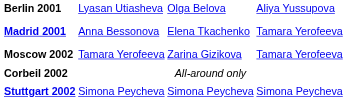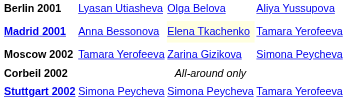(209, 32) no background -> (209, 32) lightyellow background
(300, 54) Tamara Yerofeeva -> (300, 54) Simona Peycheva
(300, 92) Simona Peycheva -> (300, 92) Tamara Yerofeeva
